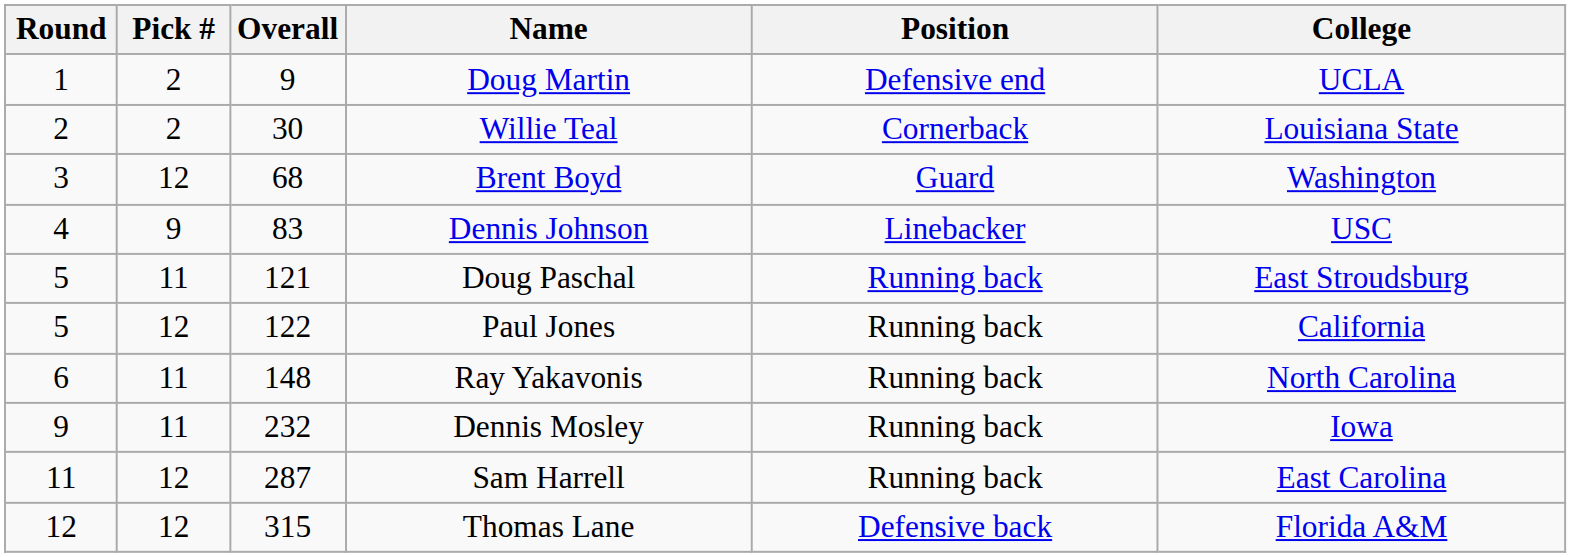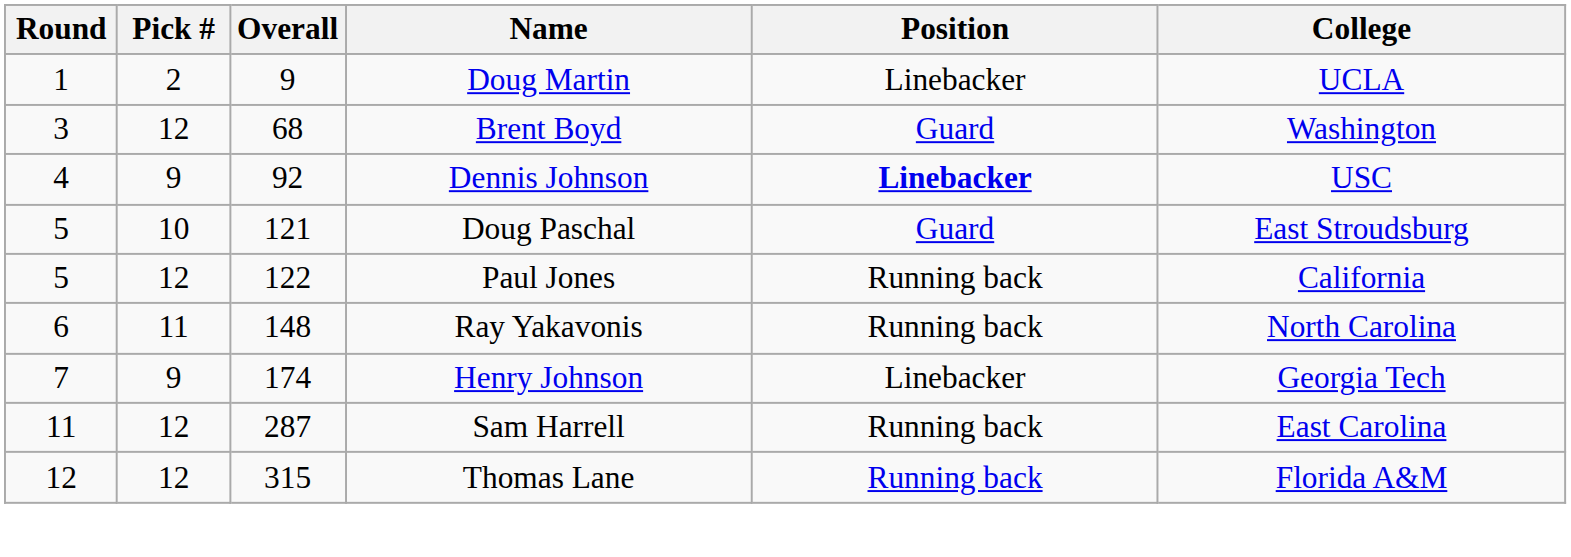(955, 79) Defensive end -> (955, 79) Linebacker
- row: (549, 128)
(288, 228) 83 -> (288, 178) 92
(955, 228) normal -> (955, 178) bold
(174, 278) 11 -> (174, 228) 10
(955, 278) Running back -> (955, 228) Guard
+ row: (549, 377)
- row: (549, 427)
(955, 526) Defensive back -> (955, 476) Running back
